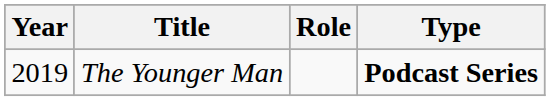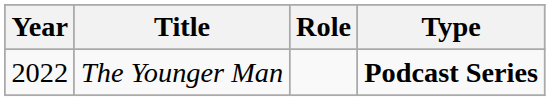(40, 71) 2019 -> (40, 71) 2022
